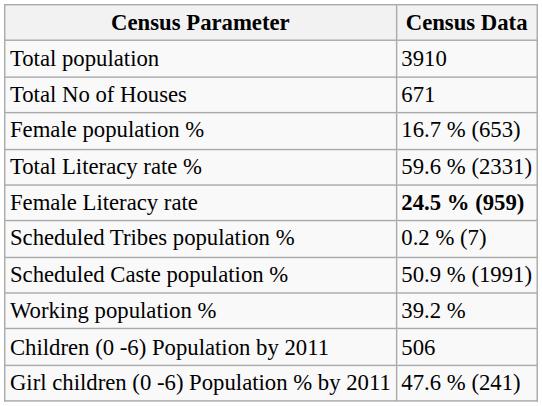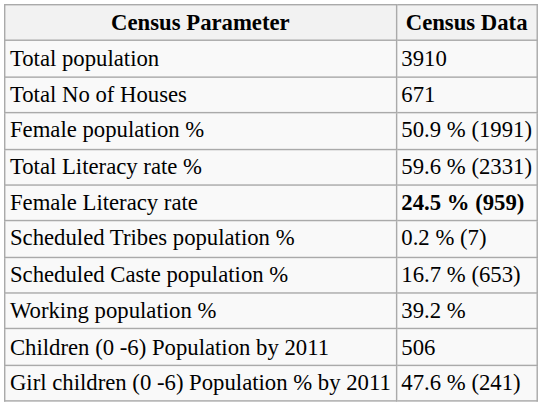(461, 130) 16.7 % (653) -> (467, 130) 50.9 % (1991)
(467, 274) 50.9 % (1991) -> (461, 274) 16.7 % (653)
